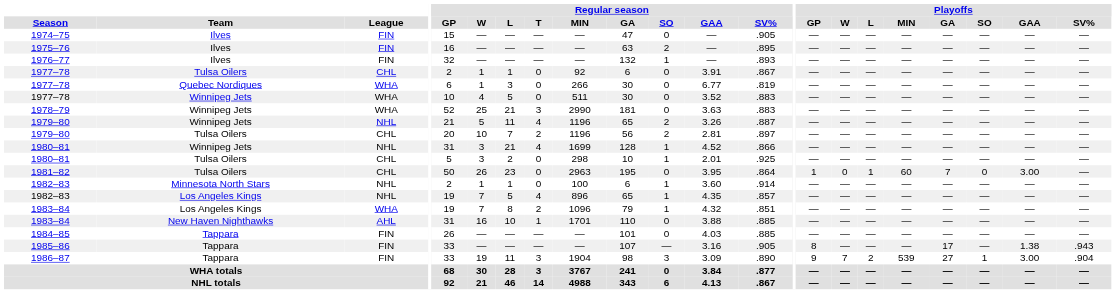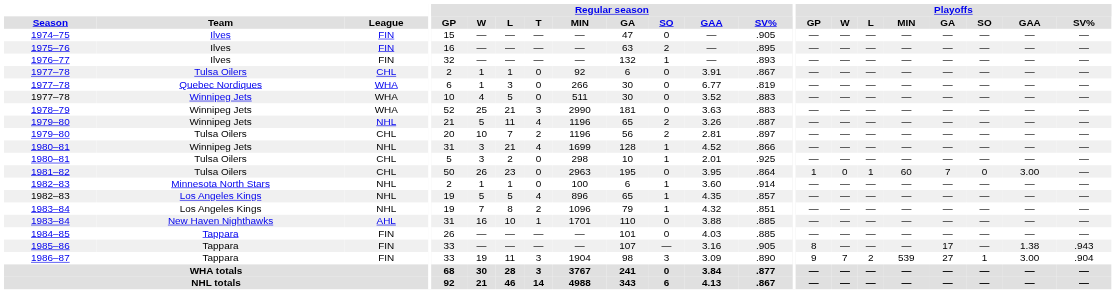(481, 196) 7 -> (481, 196) 5
(386, 208) WHA -> (386, 208) NHL
